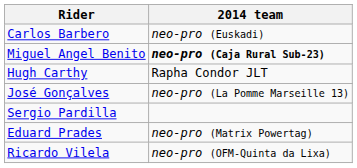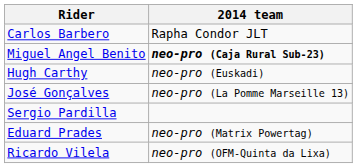(208, 34) neo-pro (Euskadi) -> (210, 34) Rapha Condor JLT
(210, 73) Rapha Condor JLT -> (208, 73) neo-pro (Euskadi)
